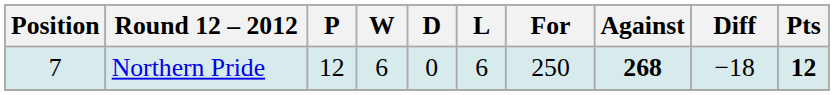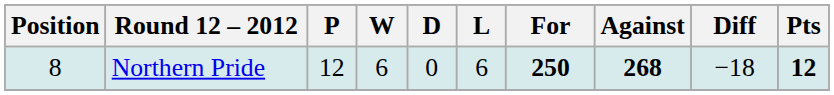(55, 67) 7 -> (55, 67) 8
(551, 67) normal -> (551, 67) bold
